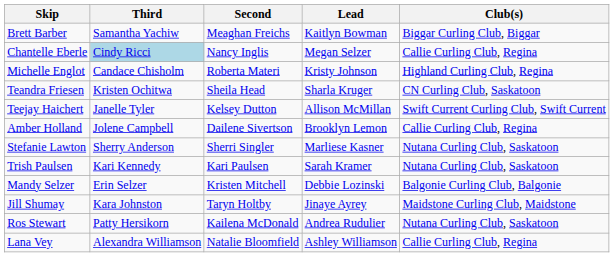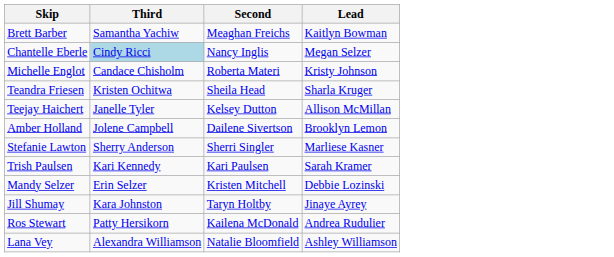- column: (504, 14)
